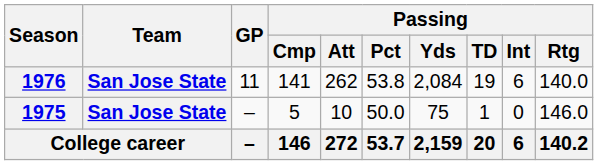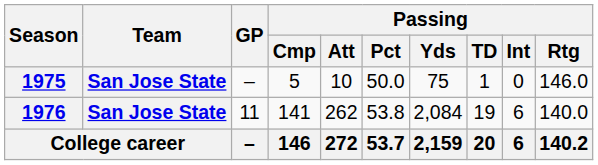rows swapped: (44, 112) <-> (44, 81)
